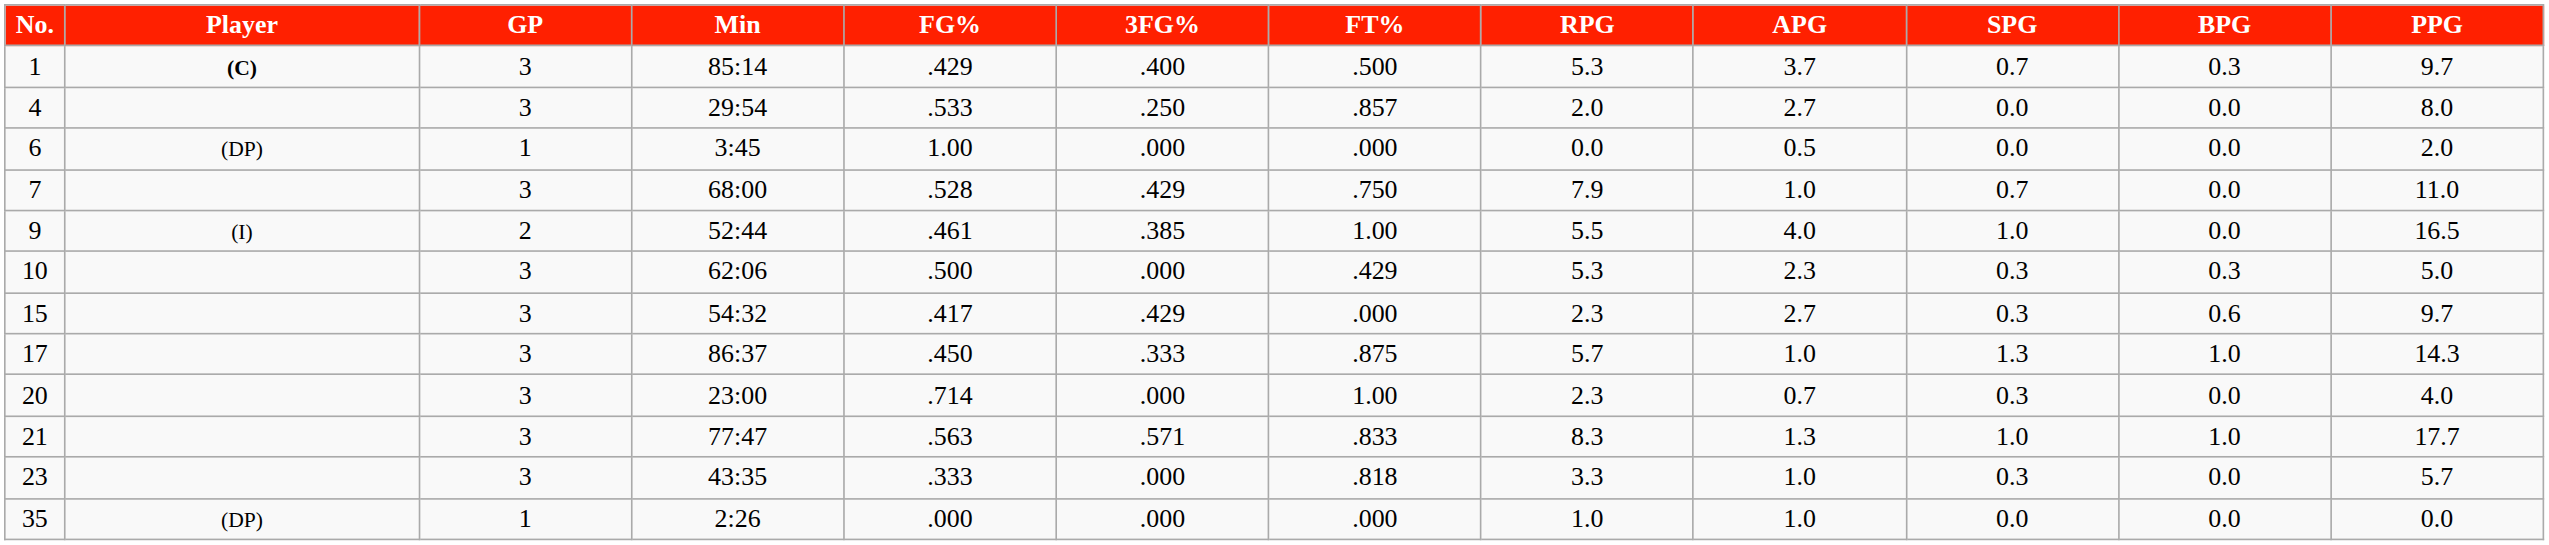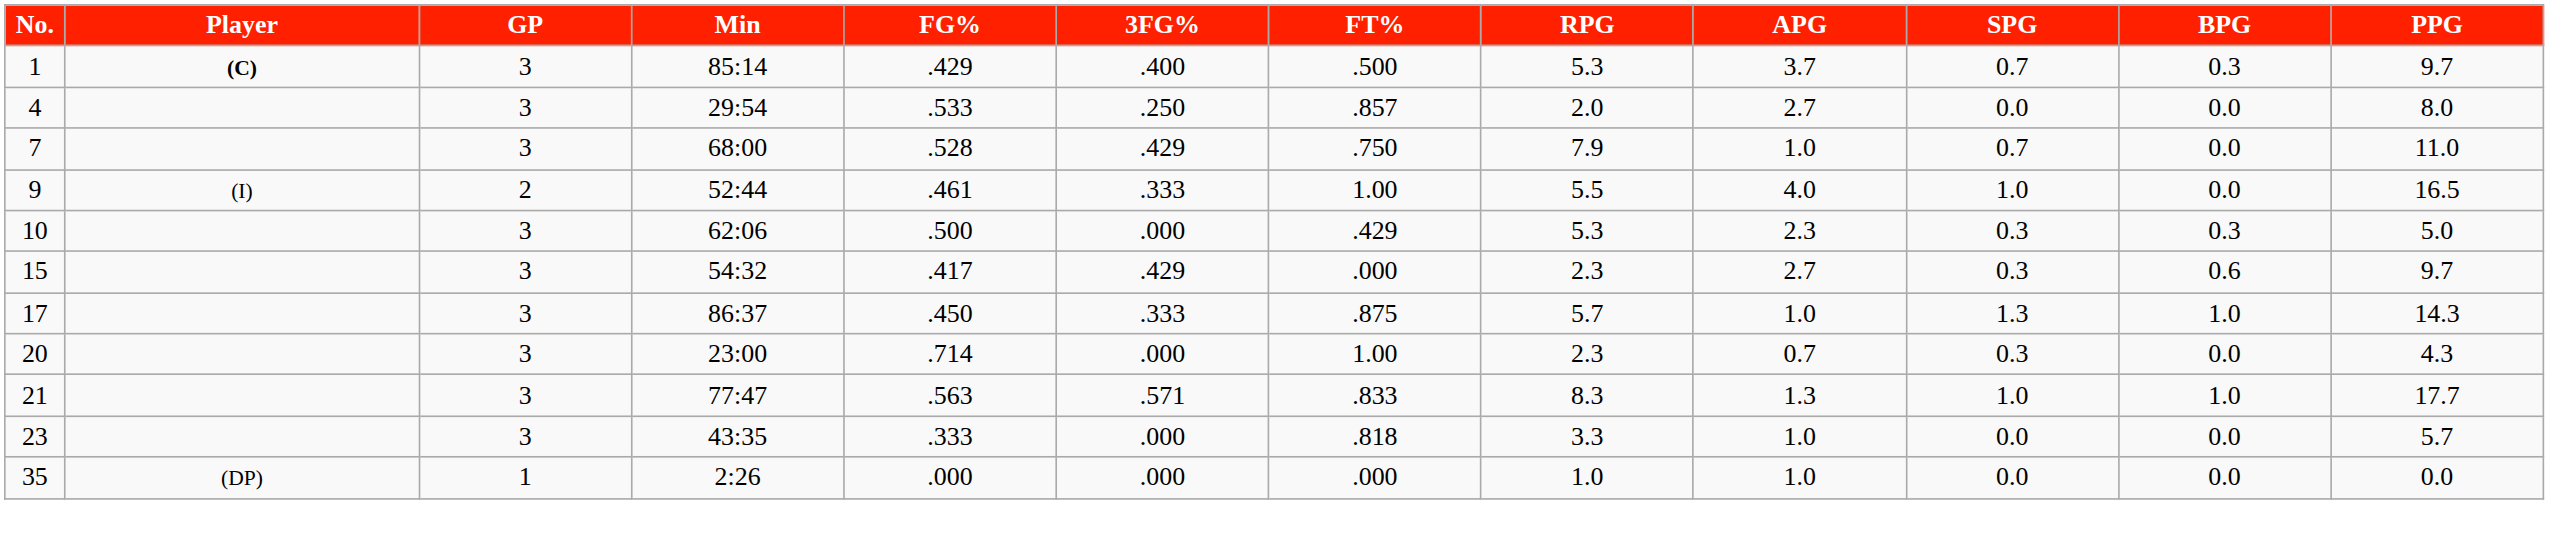- row: (35, 148)
(1162, 230) .385 -> (1162, 189) .333
(2437, 395) 4.0 -> (2437, 353) 4.3
(2012, 477) 0.3 -> (2012, 436) 0.0
